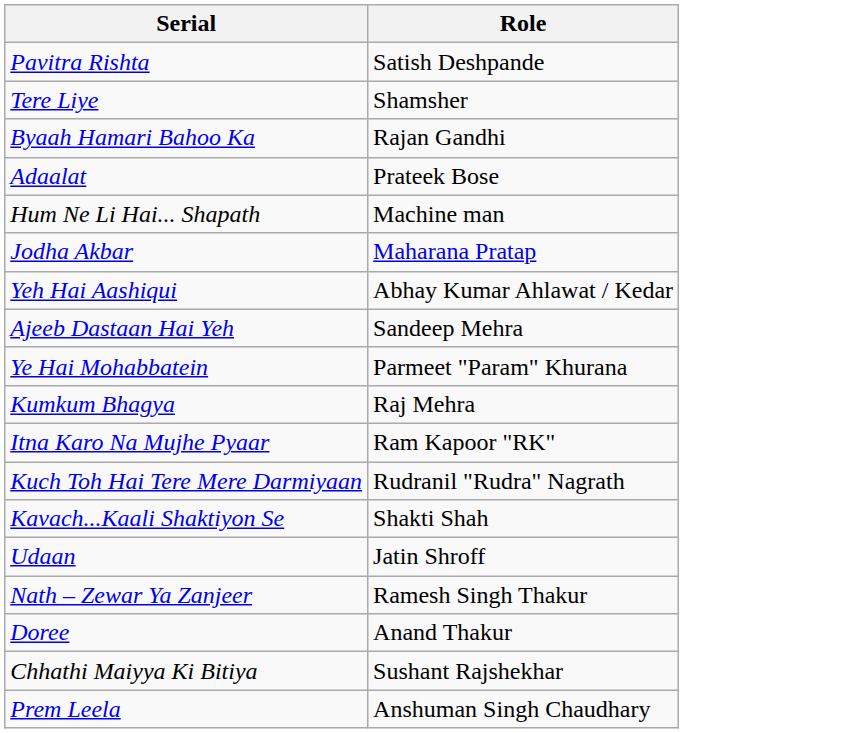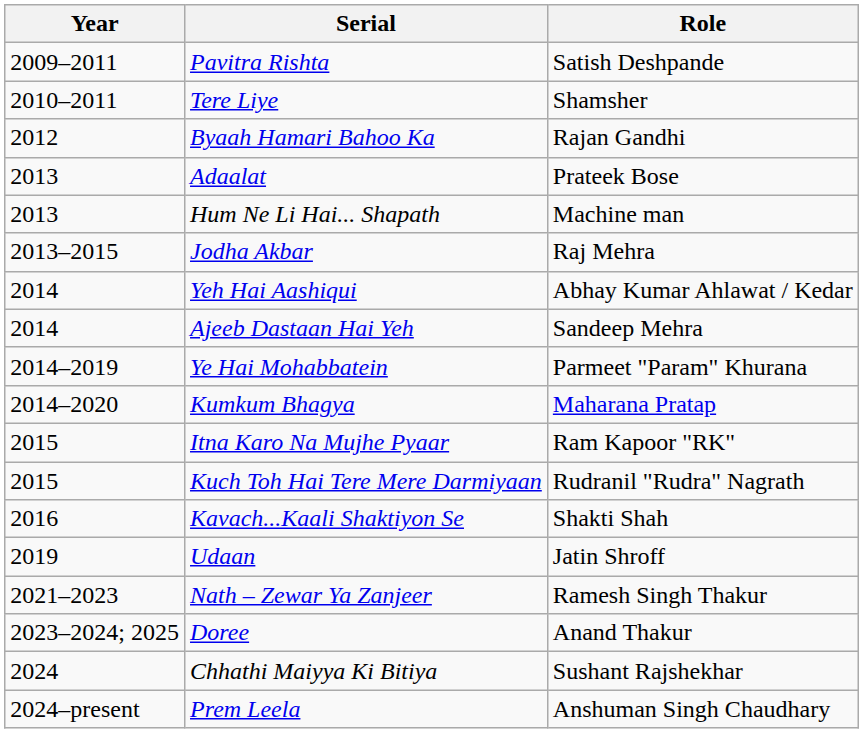+ column: (95, 23)
(455, 251) Maharana Pratap -> (604, 251) Raj Mehra
(424, 404) Raj Mehra -> (634, 404) Maharana Pratap
